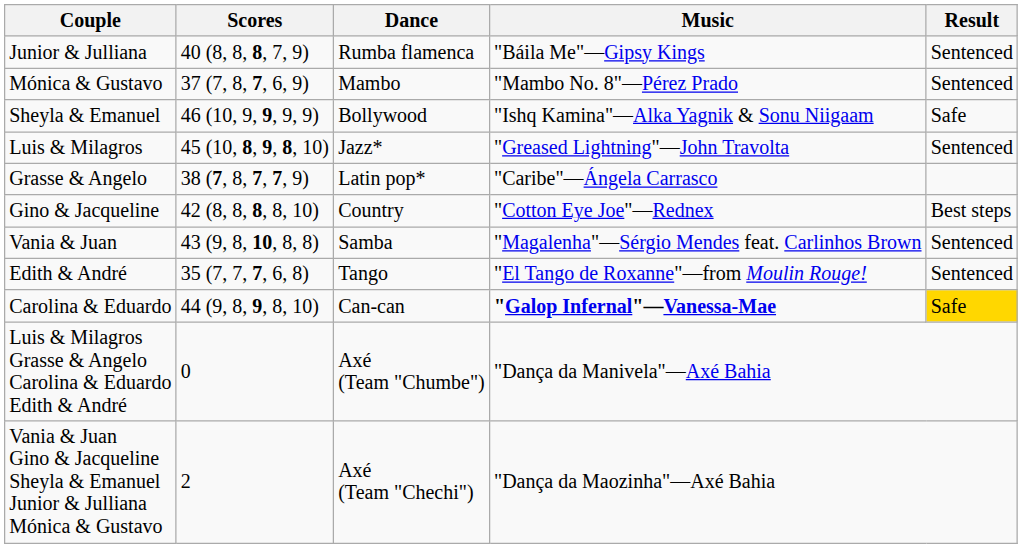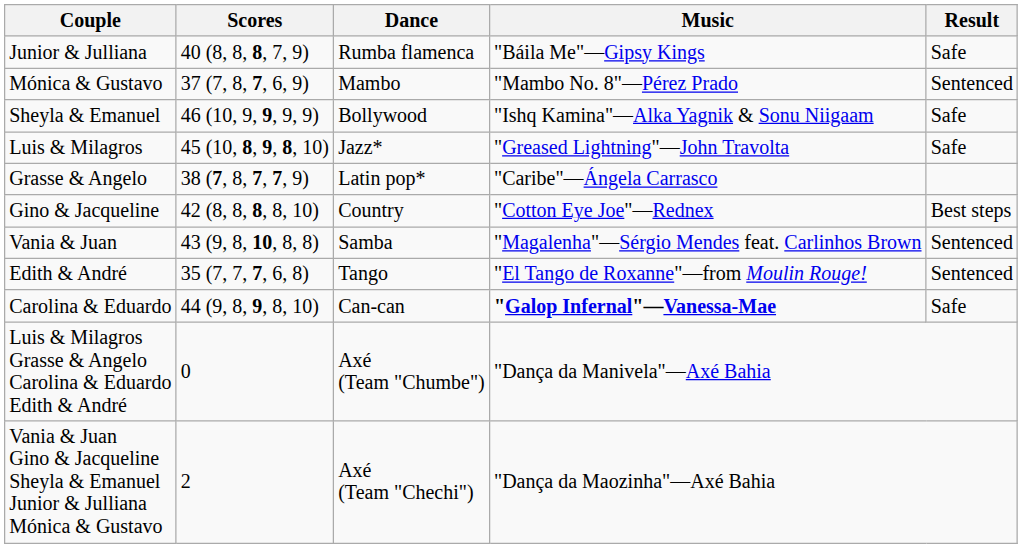(972, 52) Sentenced -> (949, 52) Safe
(972, 147) Sentenced -> (949, 147) Safe
(949, 305) gold background -> (949, 305) no background
